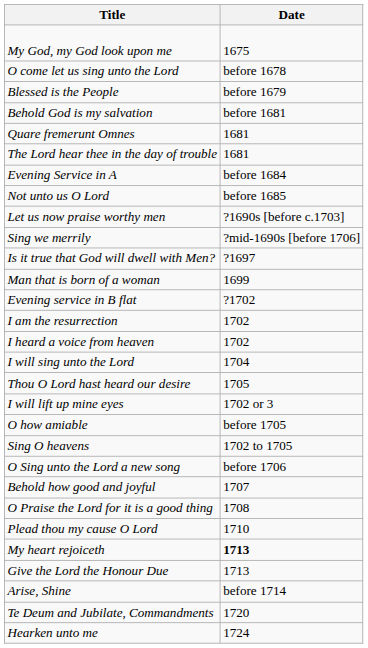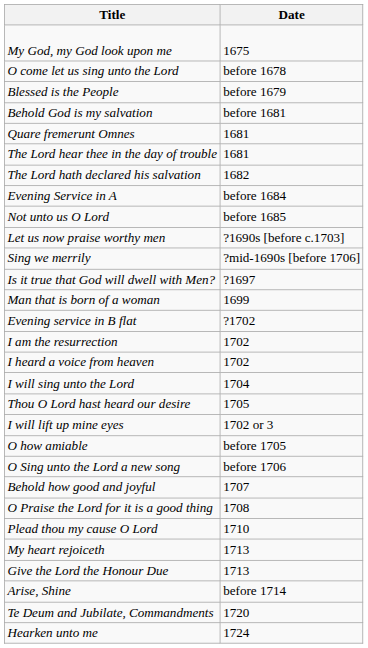+ row: (104, 175)
- row: (48, 445)
(236, 549) bold -> (236, 549) normal
